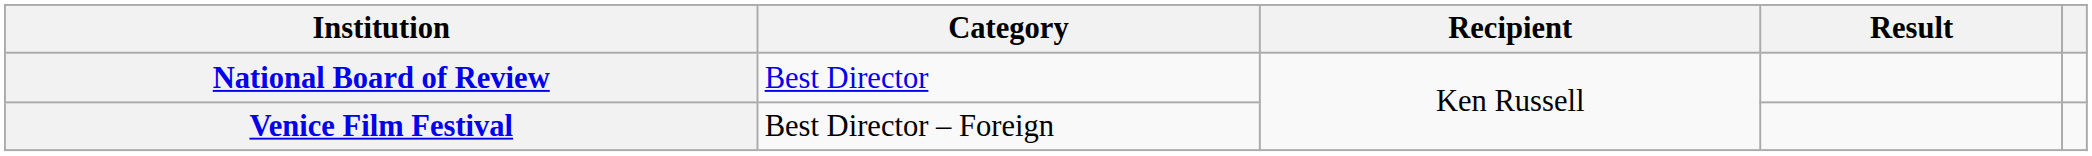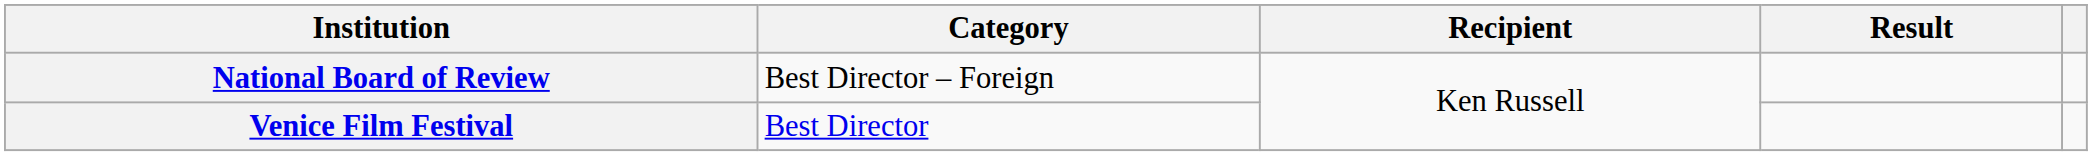(847, 77) Best Director -> (909, 77) Best Director – Foreign
(909, 125) Best Director – Foreign -> (847, 125) Best Director
